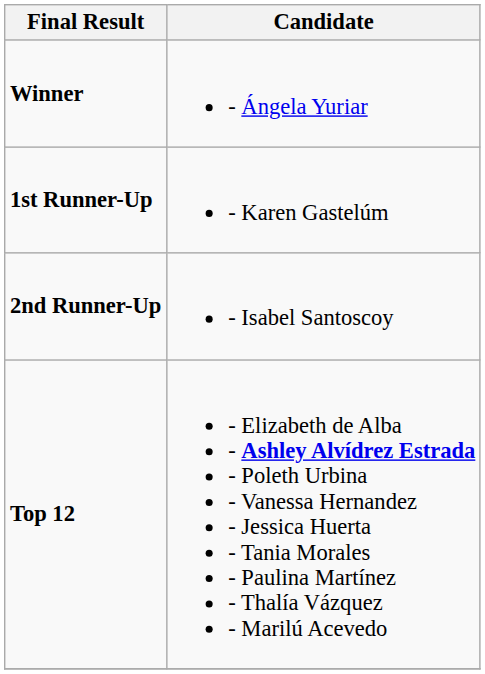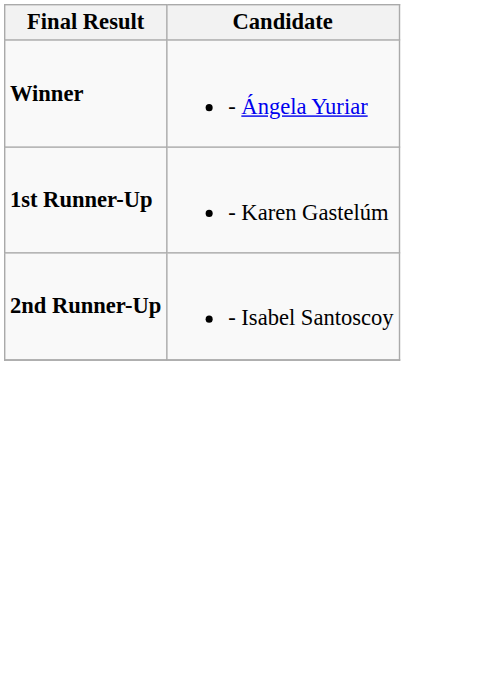- row: (42, 513)
